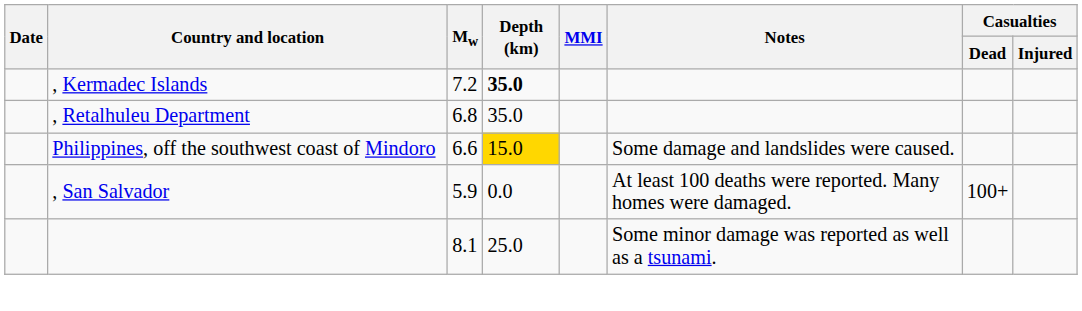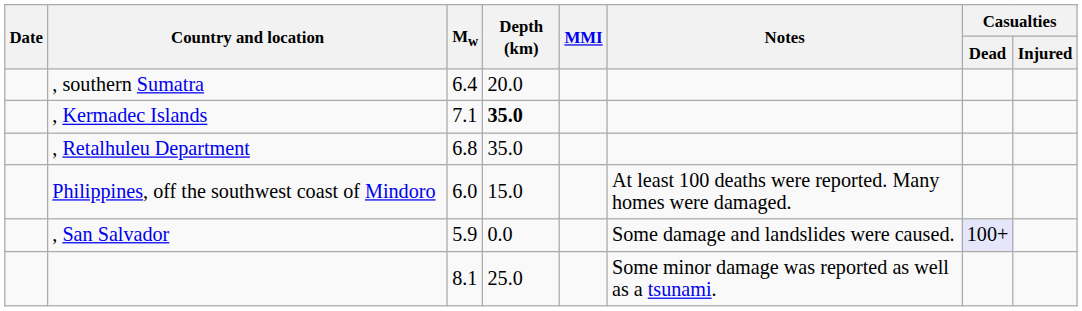+ row: (128, 84)
(465, 84) 7.2 -> (465, 116) 7.1
(465, 148) 6.6 -> (465, 191) 6.0
(505, 148) gold background -> (505, 191) no background
(783, 148) Some damage and landslides were caused. -> (776, 191) At least 100 deaths were reported. Many homes were damaged.
(776, 191) At least 100 deaths were reported. Many homes were damaged. -> (783, 235) Some damage and landslides were caused.
(988, 191) no background -> (988, 235) lavender background
